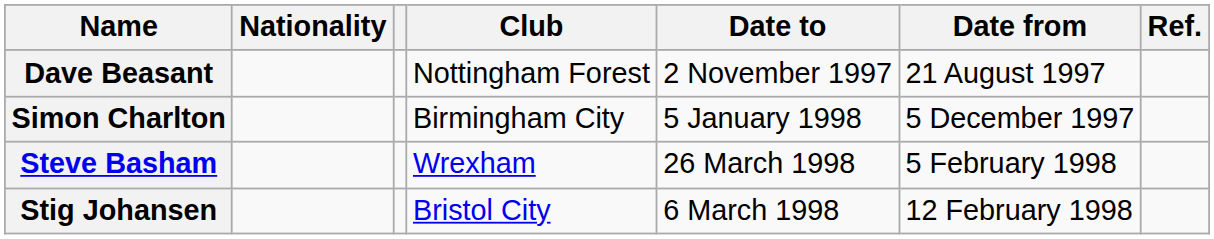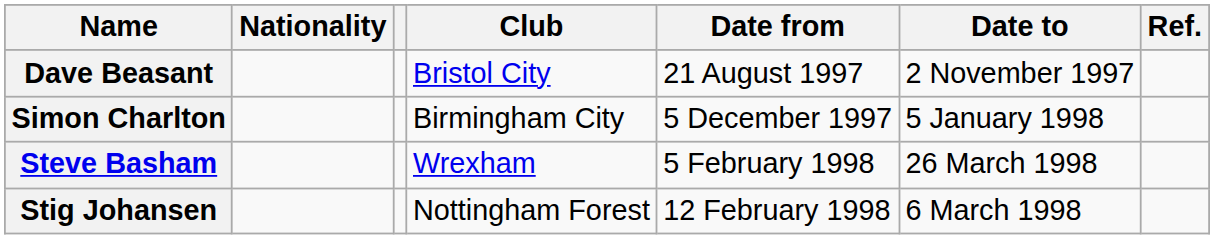columns swapped: (1020, 27) <-> (778, 27)
(531, 73) Nottingham Forest -> (482, 73) Bristol City
(482, 210) Bristol City -> (531, 210) Nottingham Forest
